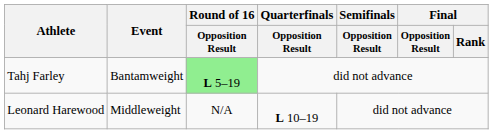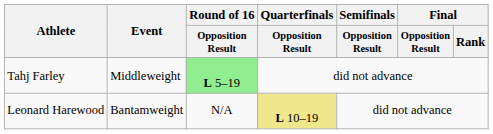(147, 75) Bantamweight -> (145, 75) Middleweight
(145, 111) Middleweight -> (147, 111) Bantamweight
(297, 118) no background -> (297, 118) khaki background
